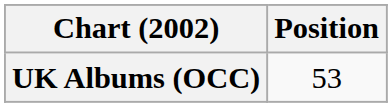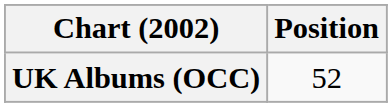(327, 76) 53 -> (327, 76) 52
